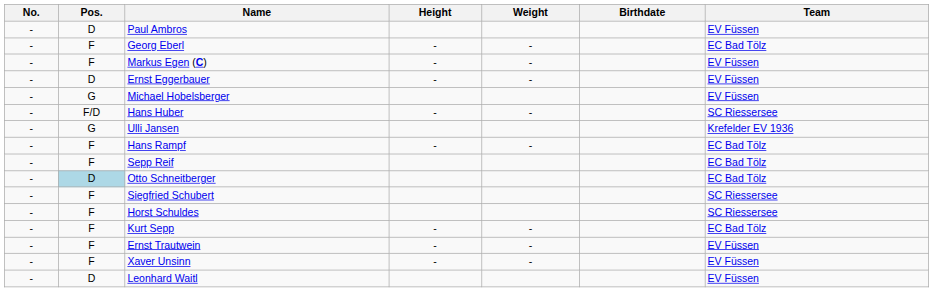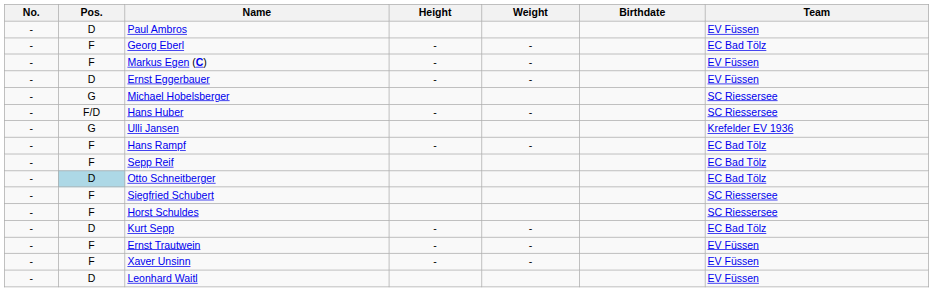(733, 96) EV Füssen -> (743, 96) SC Riessersee
(92, 229) F -> (92, 229) D
